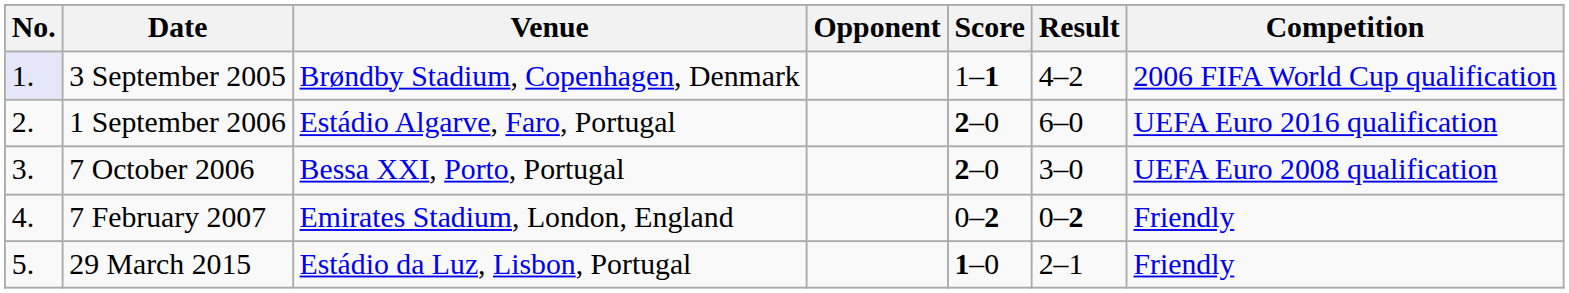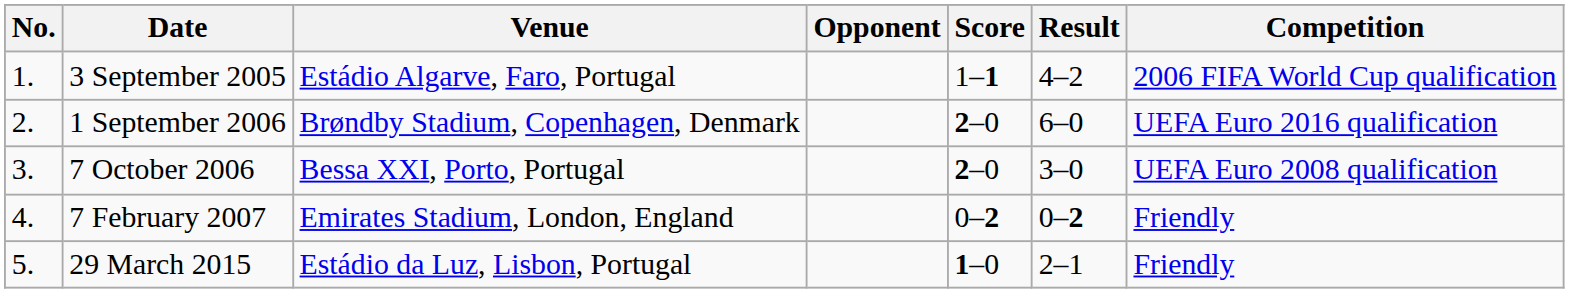(23, 75) lavender background -> (23, 75) no background
(550, 75) Brøndby Stadium, Copenhagen, Denmark -> (488, 75) Estádio Algarve, Faro, Portugal
(488, 122) Estádio Algarve, Faro, Portugal -> (550, 122) Brøndby Stadium, Copenhagen, Denmark
